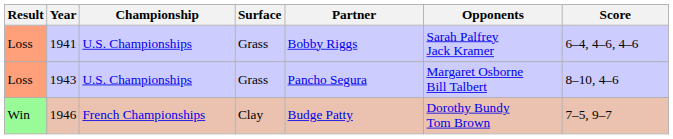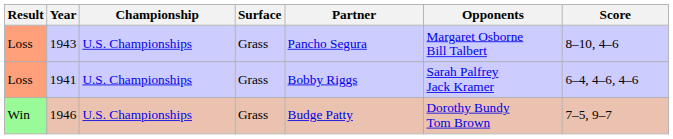rows swapped: (63, 43) <-> (63, 79)
(144, 115) French Championships -> (137, 115) U.S. Championships
(250, 115) Clay -> (253, 115) Grass
